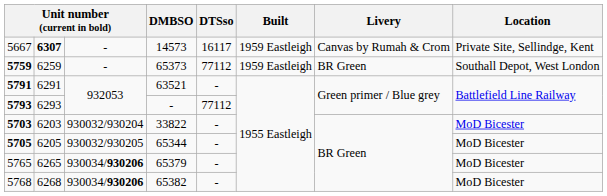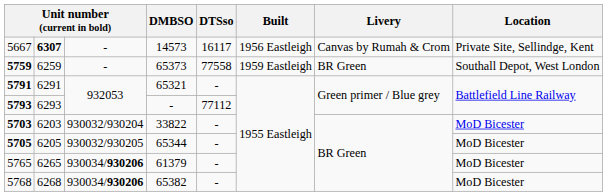(276, 47) 1959 Eastleigh -> (276, 47) 1956 Eastleigh
(216, 66) 77112 -> (216, 66) 77558
(171, 85) 63521 -> (171, 85) 65321
(171, 162) 65379 -> (171, 162) 61379
